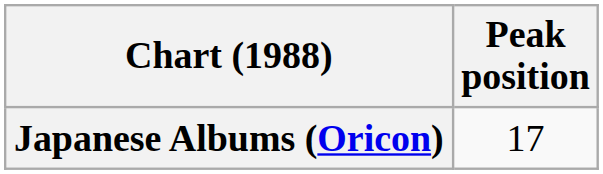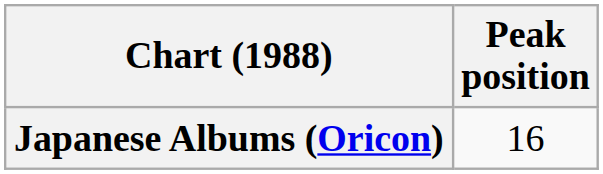(526, 137) 17 -> (526, 137) 16
